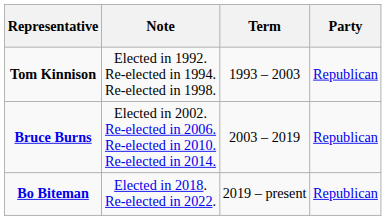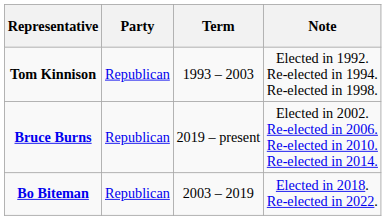columns swapped: (345, 25) <-> (161, 25)
(265, 137) 2003 – 2019 -> (218, 137) 2019 – present
(265, 193) 2019 – present -> (218, 193) 2003 – 2019
